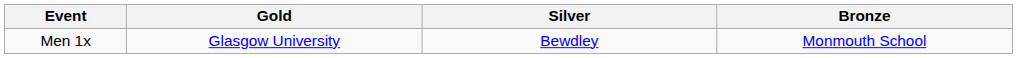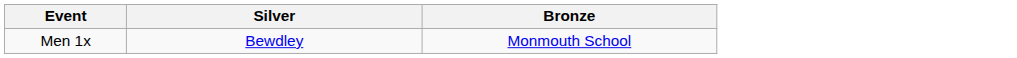- column: (274, 16)
